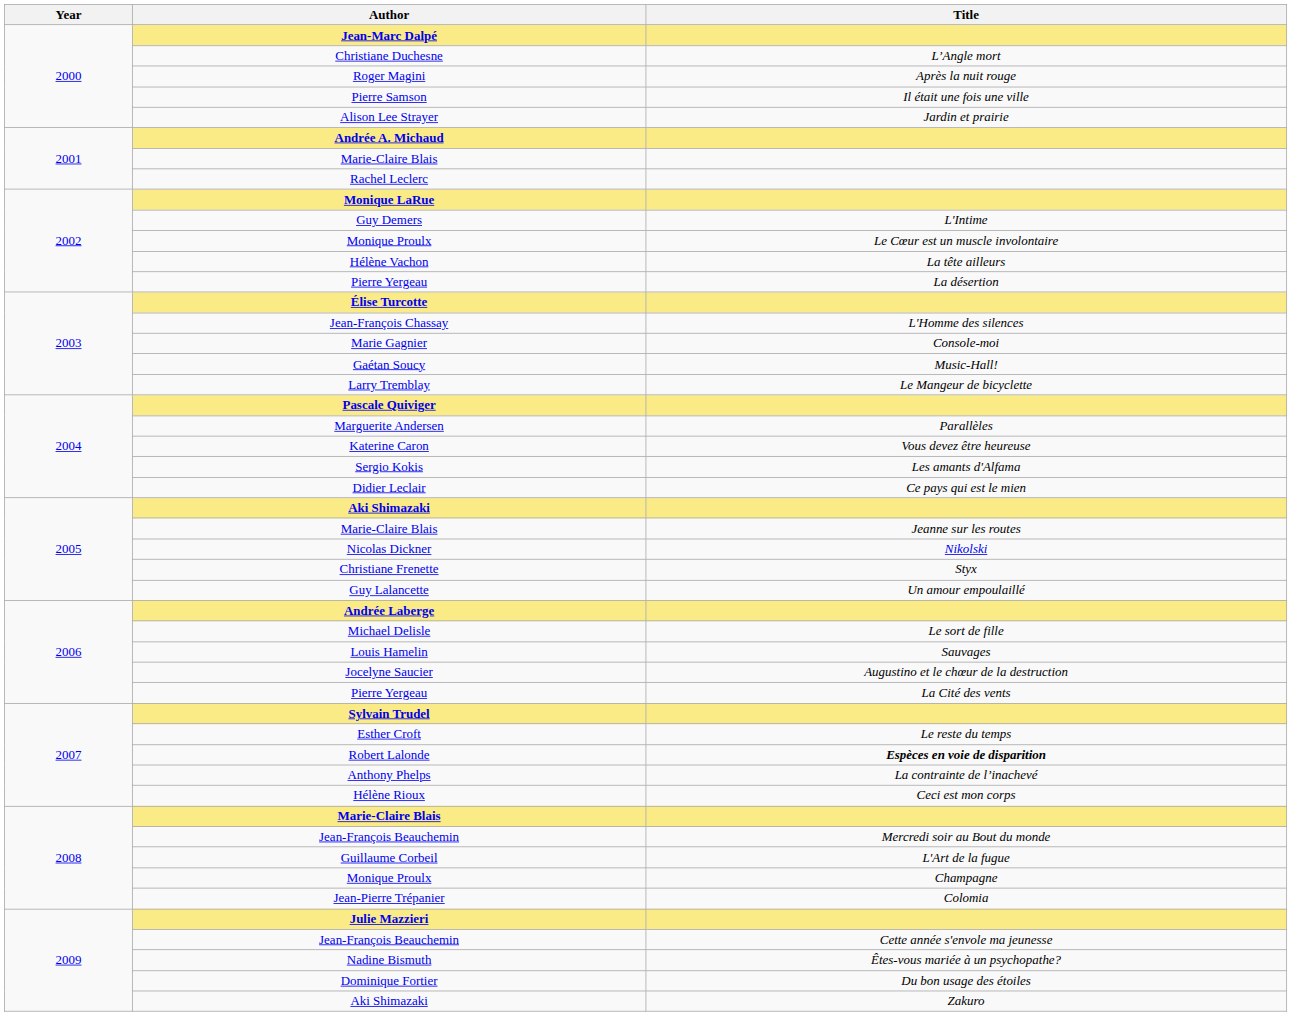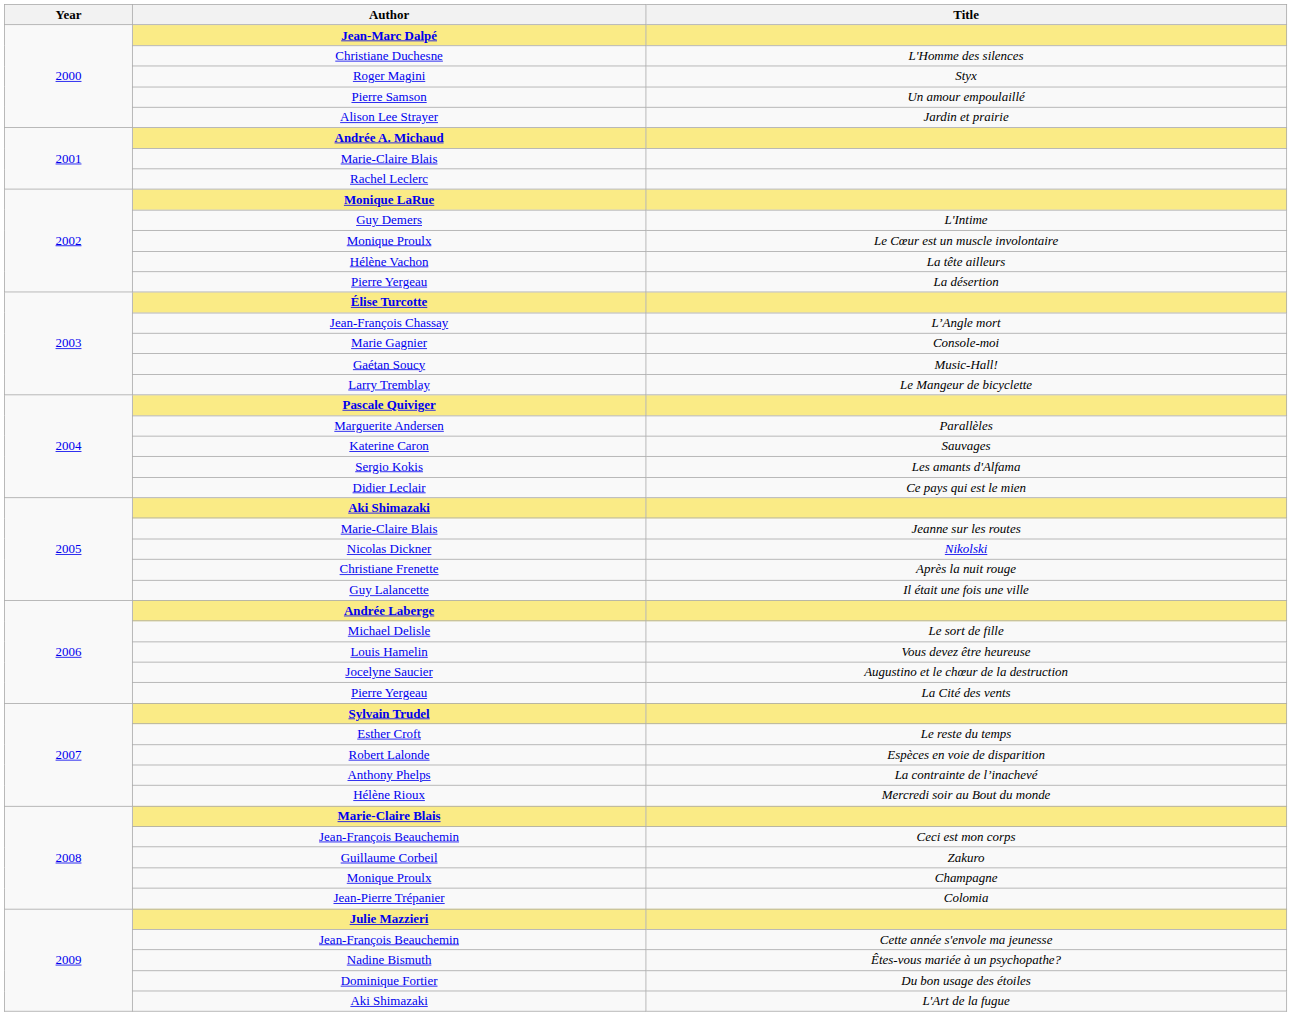(966, 55) L’Angle mort -> (966, 55) L'Homme des silences
(966, 76) Après la nuit rouge -> (966, 76) Styx
(966, 96) Il était une fois une ville -> (966, 96) Un amour empoulaillé
(966, 323) L'Homme des silences -> (966, 323) L’Angle mort
(966, 446) Vous devez être heureuse -> (966, 446) Sauvages
(966, 569) Styx -> (966, 569) Après la nuit rouge
(966, 590) Un amour empoulaillé -> (966, 590) Il était une fois une ville
(966, 651) Sauvages -> (966, 651) Vous devez être heureuse
(966, 754) bold -> (966, 754) normal
(966, 795) Ceci est mon corps -> (966, 795) Mercredi soir au Bout du monde
(966, 836) Mercredi soir au Bout du monde -> (966, 836) Ceci est mon corps
(966, 857) L'Art de la fugue -> (966, 857) Zakuro
(966, 1001) Zakuro -> (966, 1001) L'Art de la fugue
